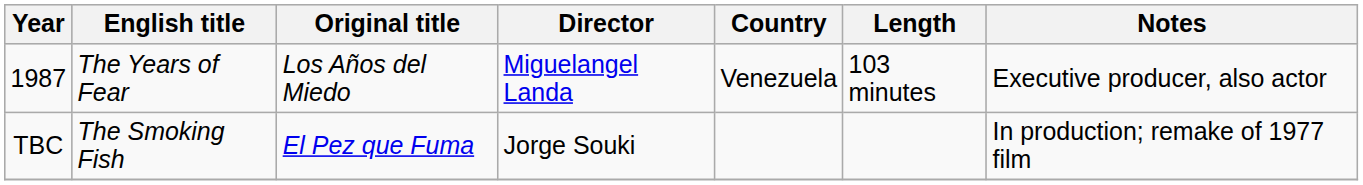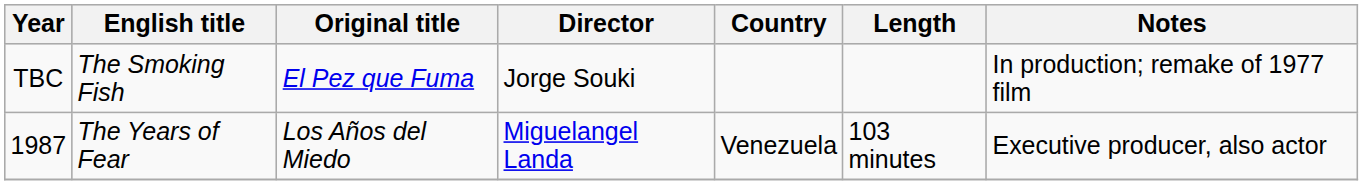rows swapped: (38, 77) <-> (38, 145)
